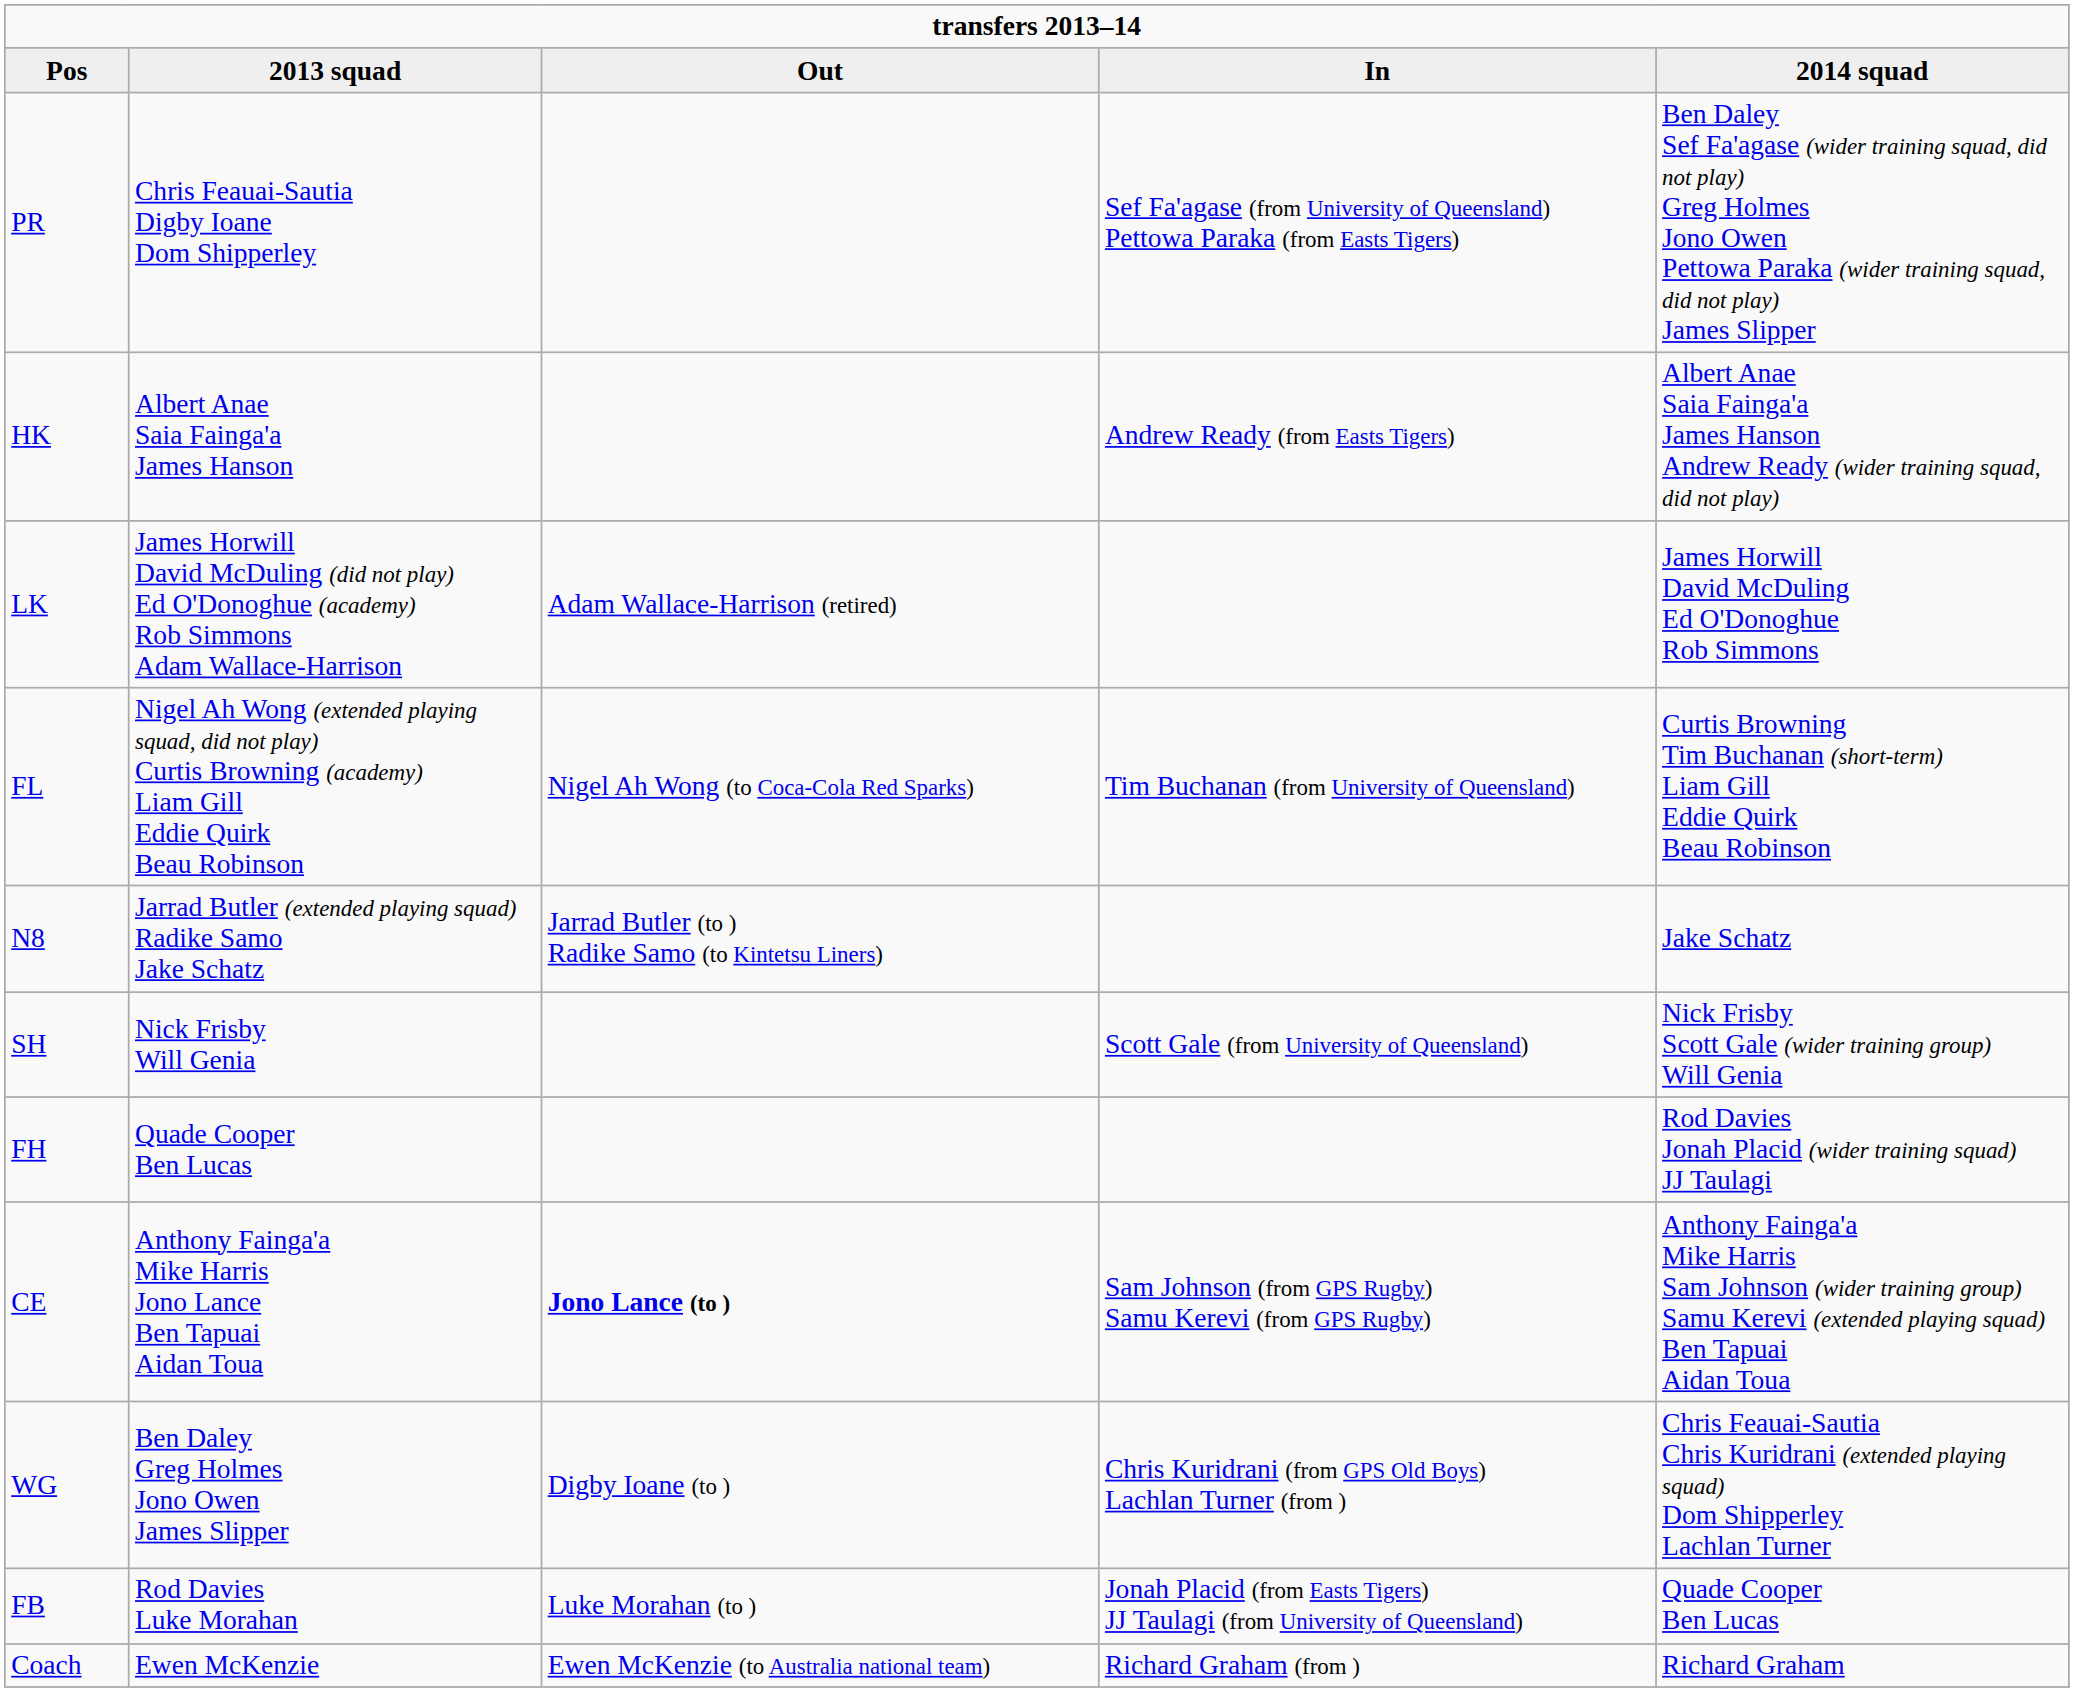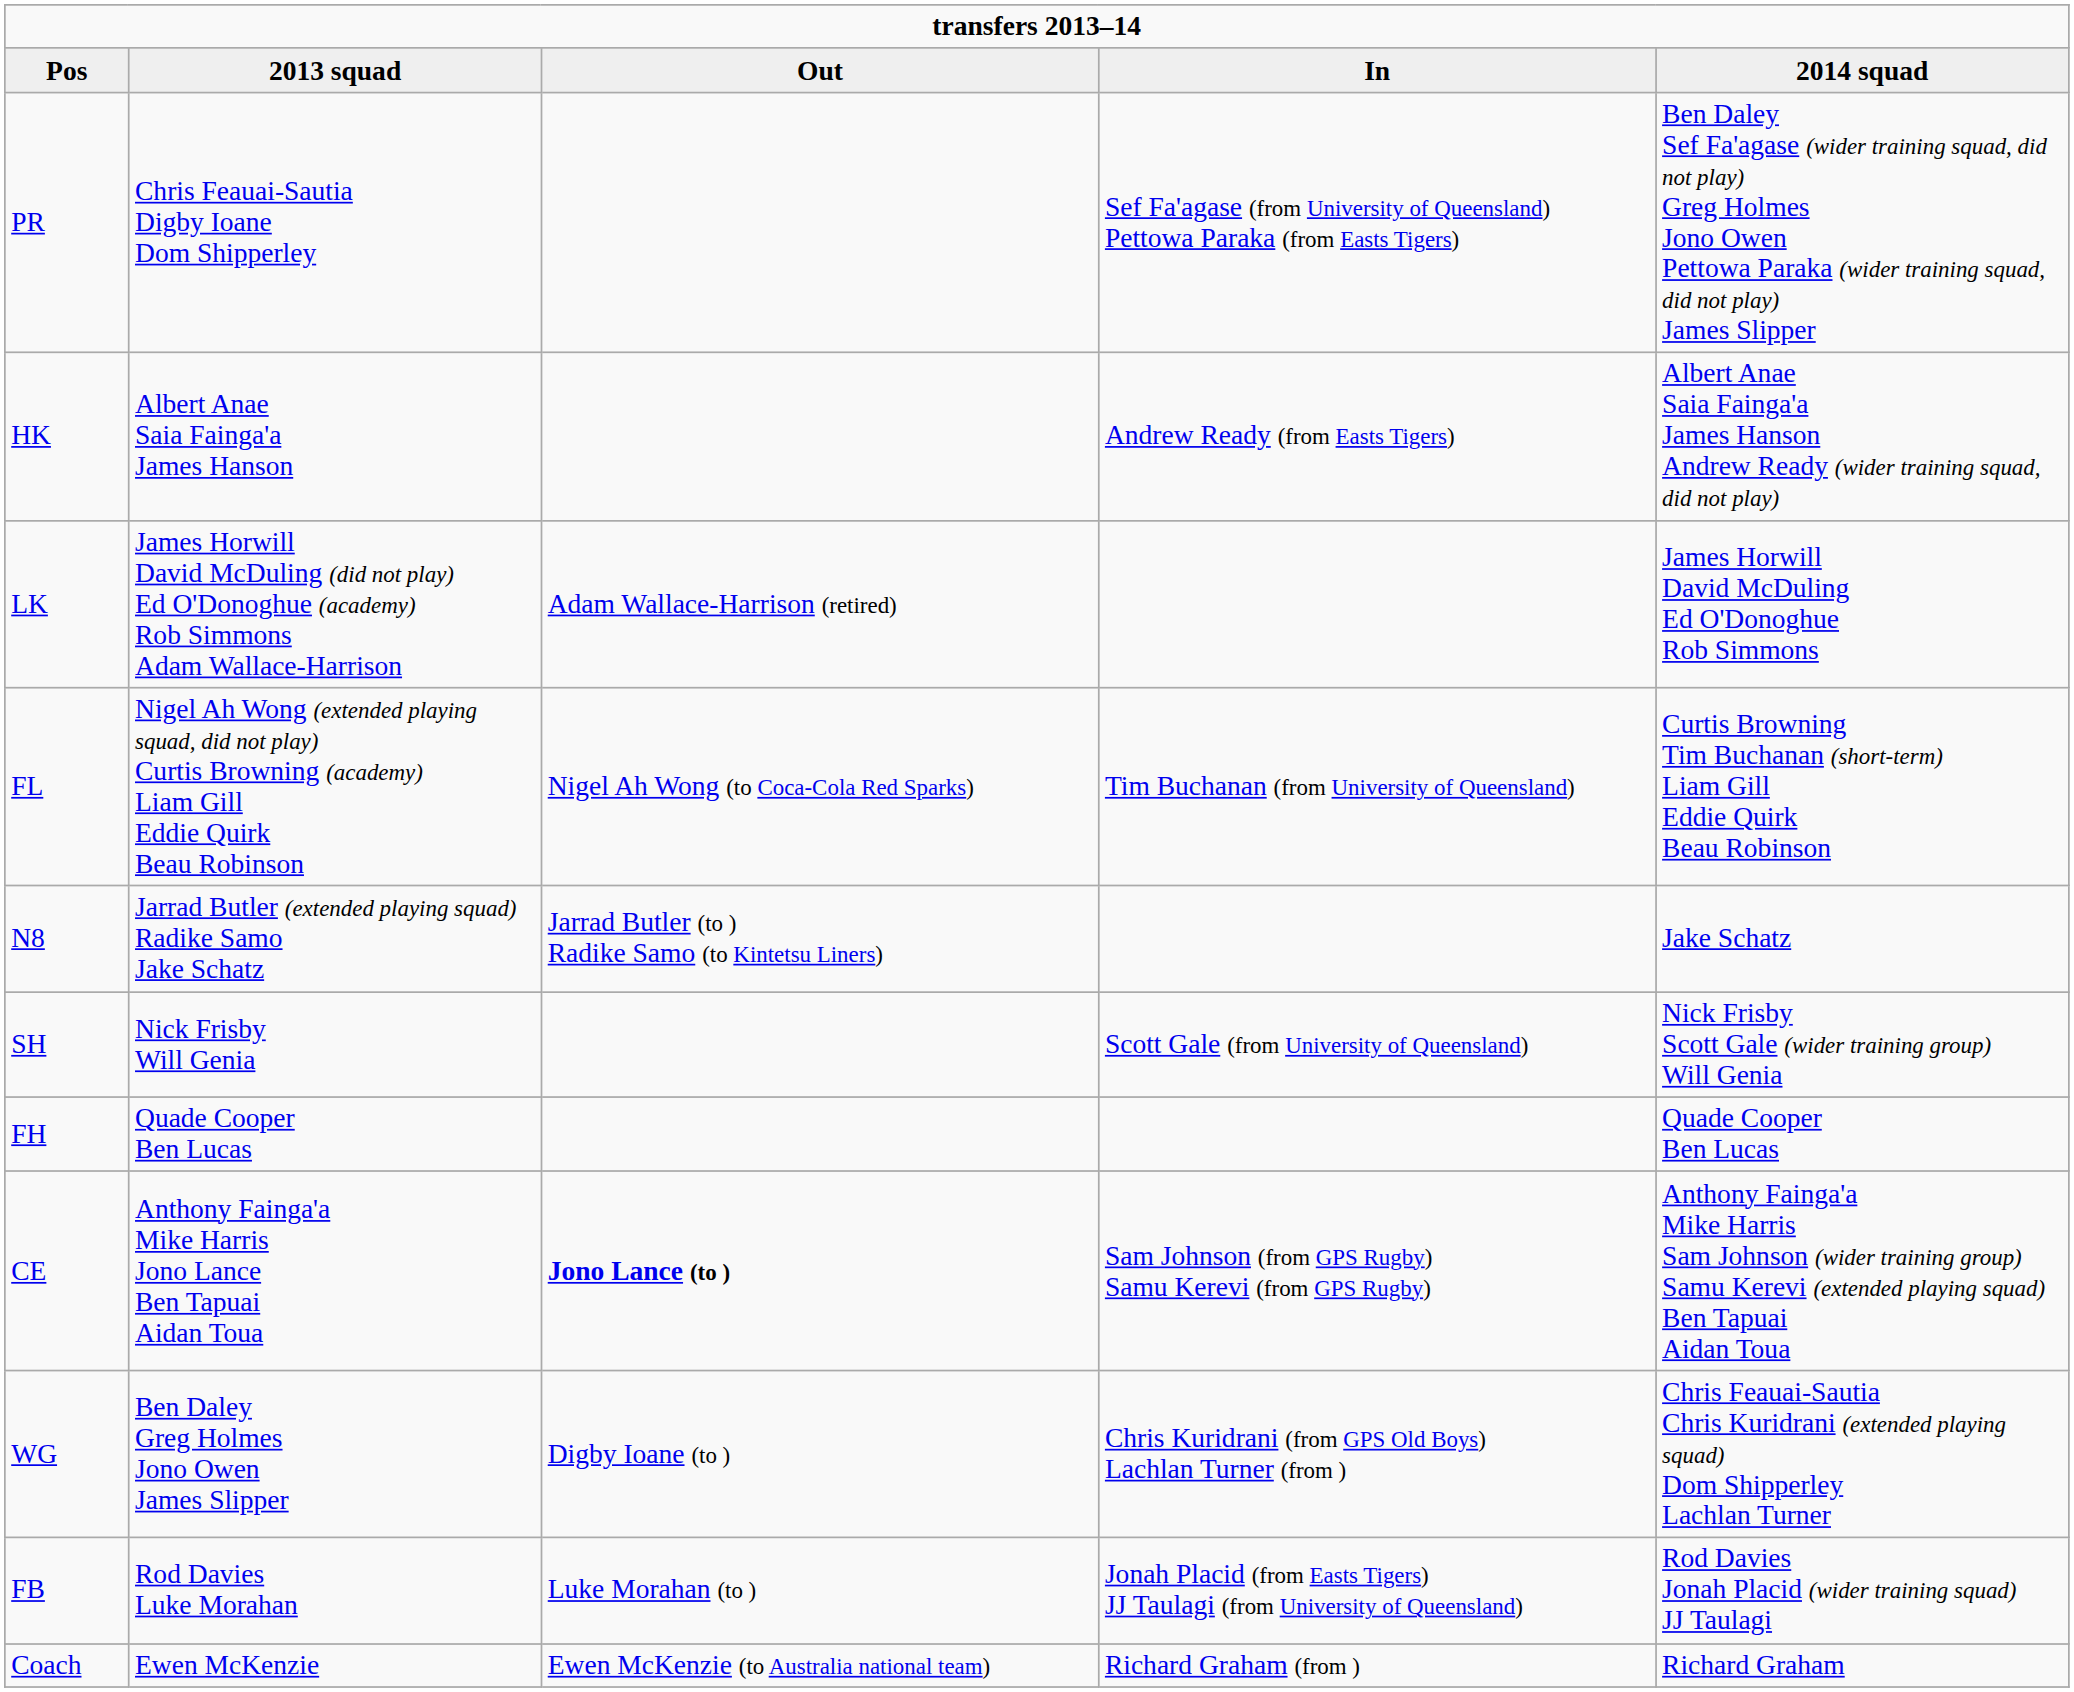(1839, 1149) Rod Davies Jonah Placid (wider training squad) JJ Taulagi -> (1742, 1134) Quade Cooper Ben Lucas
(1742, 1605) Quade Cooper Ben Lucas -> (1839, 1590) Rod Davies Jonah Placid (wider training squad) JJ Taulagi
